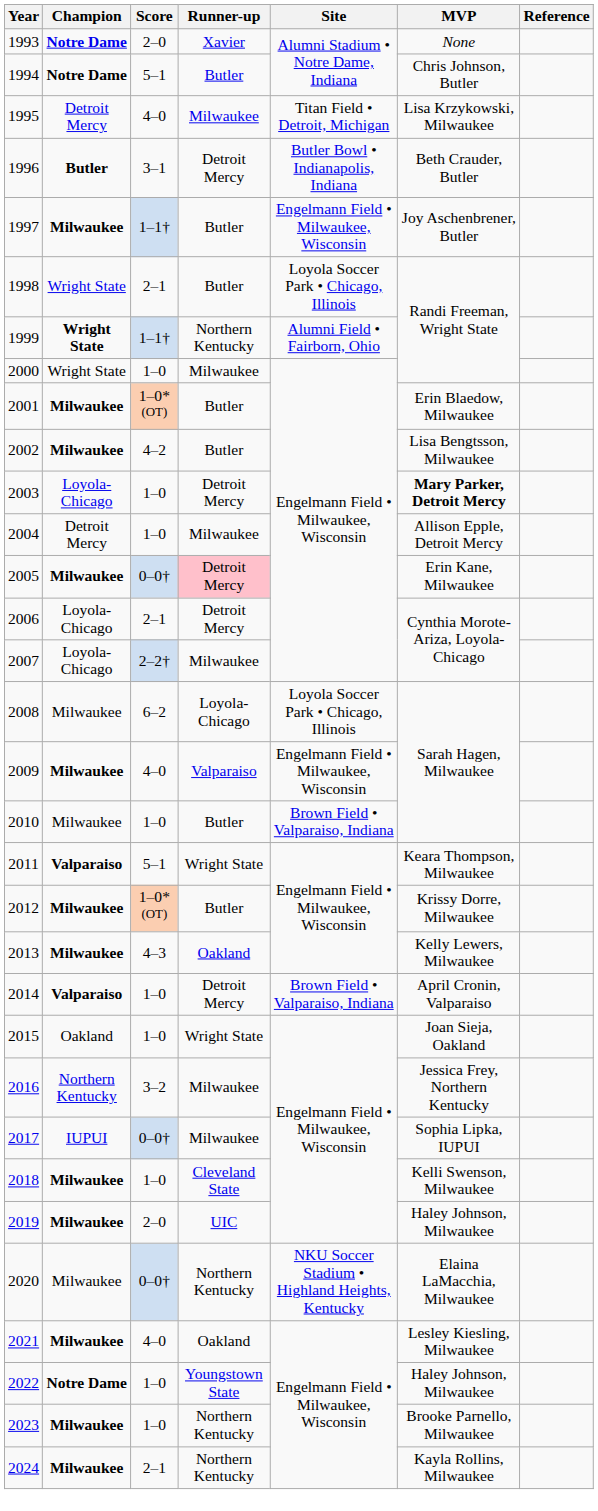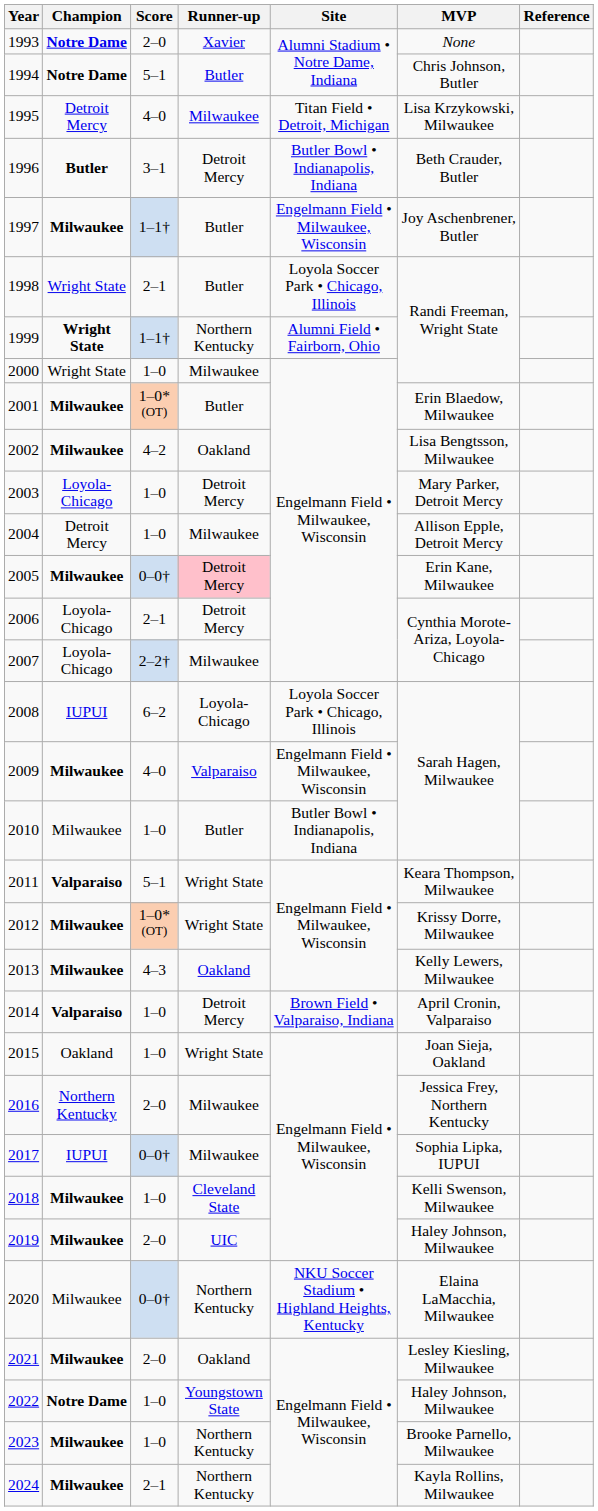(224, 450) Butler -> (224, 450) Oakland
(459, 492) bold -> (459, 492) normal
(87, 711) Milwaukee -> (87, 711) IUPUI
(334, 821) Brown Field • Valparaiso, Indiana -> (334, 830) Butler Bowl • Indianapolis, Indiana
(224, 908) Butler -> (224, 925) Wright State
(154, 1087) 3–2 -> (154, 1104) 2–0
(154, 1341) 4–0 -> (154, 1358) 2–0
